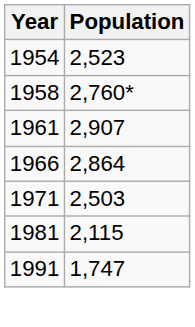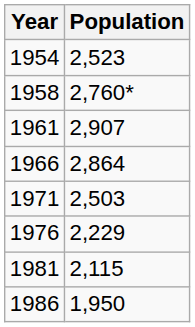+ row: (35, 233)
+ row: (35, 304)
- row: (35, 269)
